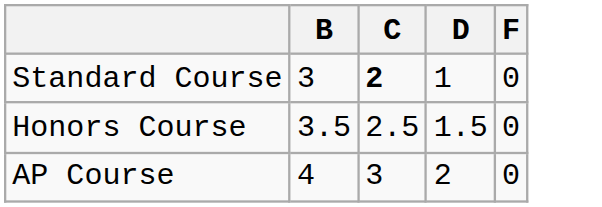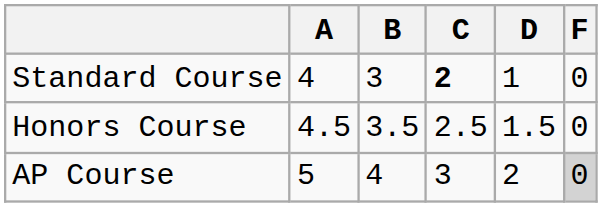+ column: (324, 30)
(511, 176) no background -> (579, 176) lightgrey background
